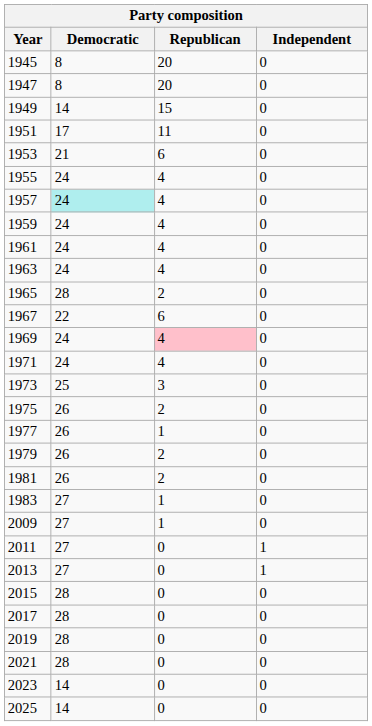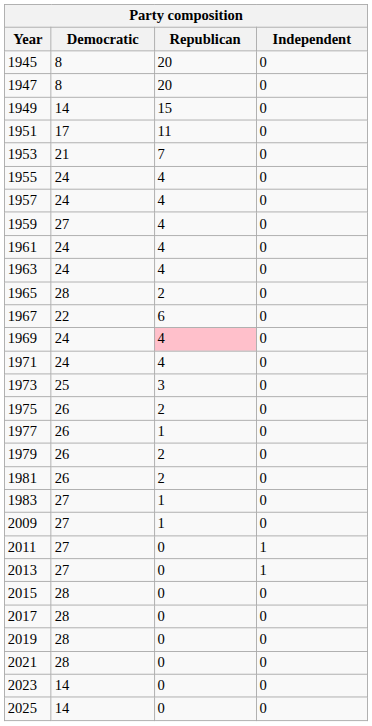(161, 154) 6 -> (161, 154) 7
(62, 200) paleturquoise background -> (62, 200) no background
(62, 223) 24 -> (62, 223) 27
